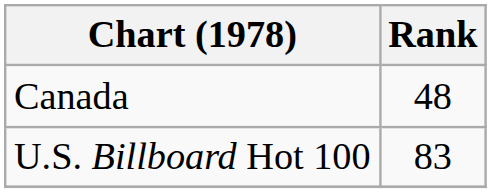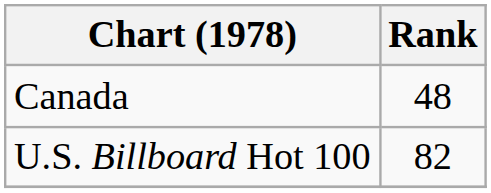(433, 156) 83 -> (433, 156) 82
